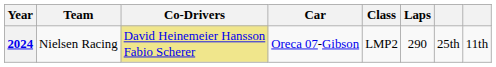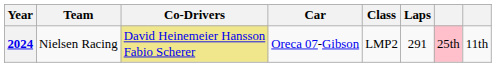(417, 44) 290 -> (417, 44) 291
(448, 44) no background -> (448, 44) pink background
